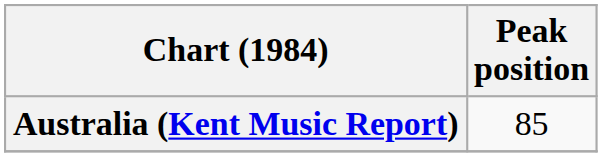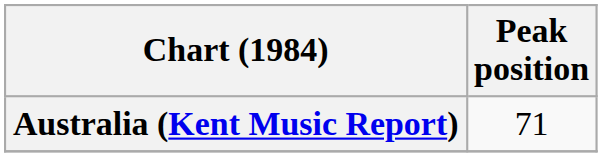(532, 123) 85 -> (532, 123) 71
